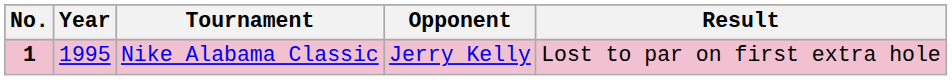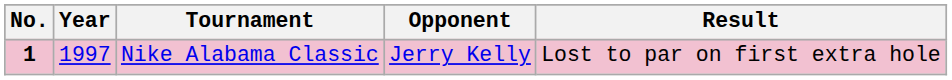(85, 57) 1995 -> (85, 57) 1997
